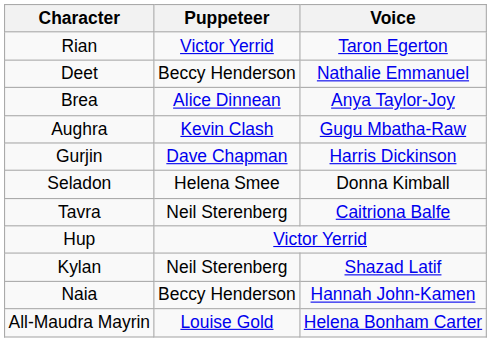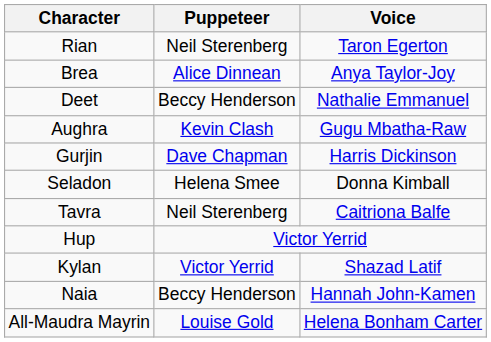(227, 45) Victor Yerrid -> (227, 45) Neil Sterenberg
rows swapped: (79, 101) <-> (79, 73)
(227, 267) Neil Sterenberg -> (227, 267) Victor Yerrid
